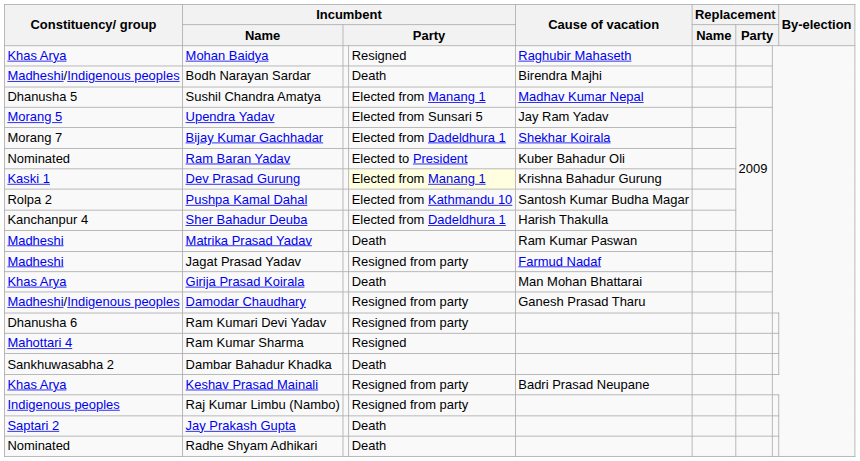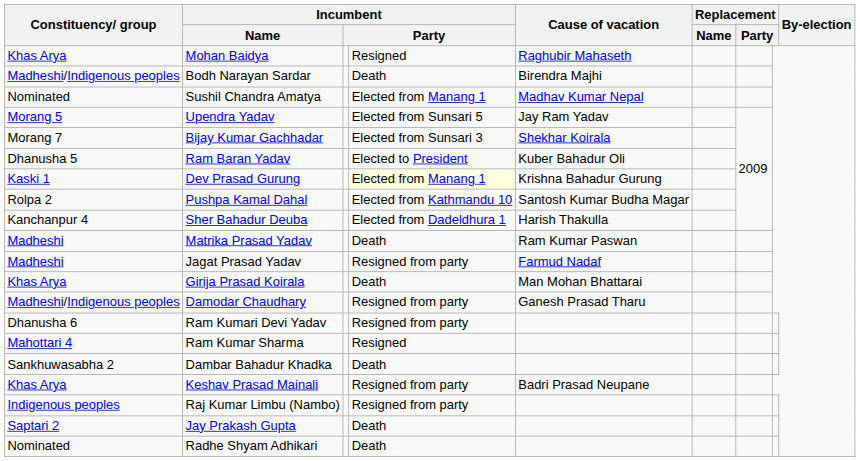(42, 96) Dhanusha 5 -> (39, 96) Nominated
(429, 138) Elected from Dadeldhura 1 -> (417, 138) Elected from Sunsari 3
(39, 158) Nominated -> (42, 158) Dhanusha 5
